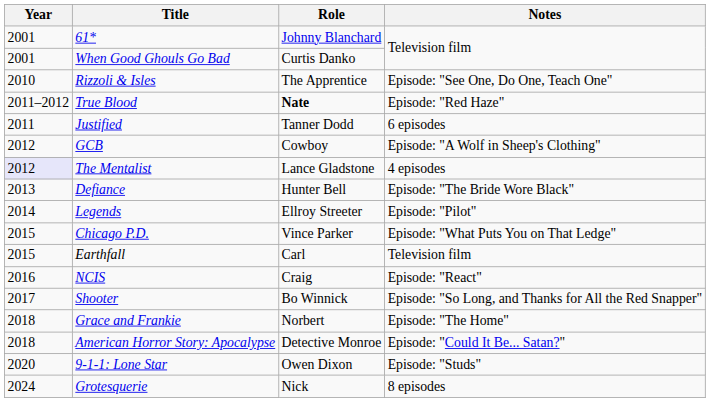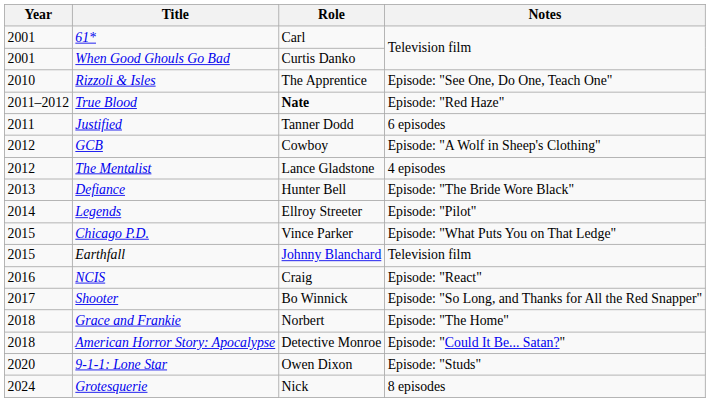(331, 37) Johnny Blanchard -> (293, 37) Carl
(21, 168) lavender background -> (21, 168) no background
(293, 255) Carl -> (331, 255) Johnny Blanchard
